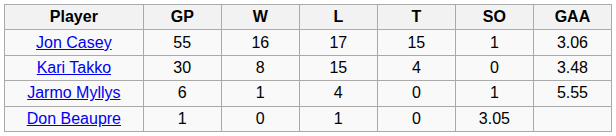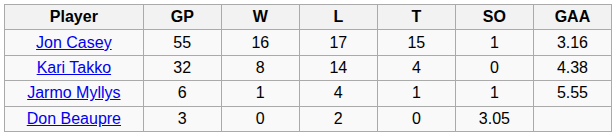(572, 42) 3.06 -> (572, 42) 3.16
(182, 67) 30 -> (182, 67) 32
(338, 67) 15 -> (338, 67) 14
(572, 67) 3.48 -> (572, 67) 4.38
(416, 93) 0 -> (416, 93) 1
(182, 118) 1 -> (182, 118) 3
(338, 118) 1 -> (338, 118) 2
